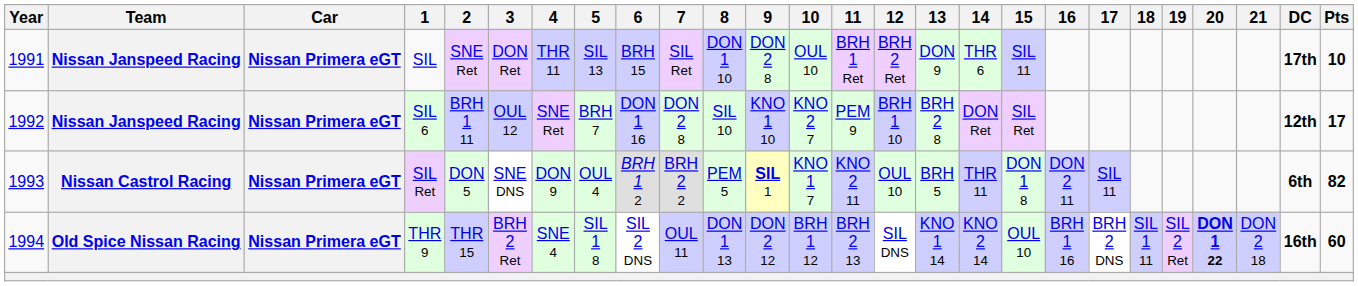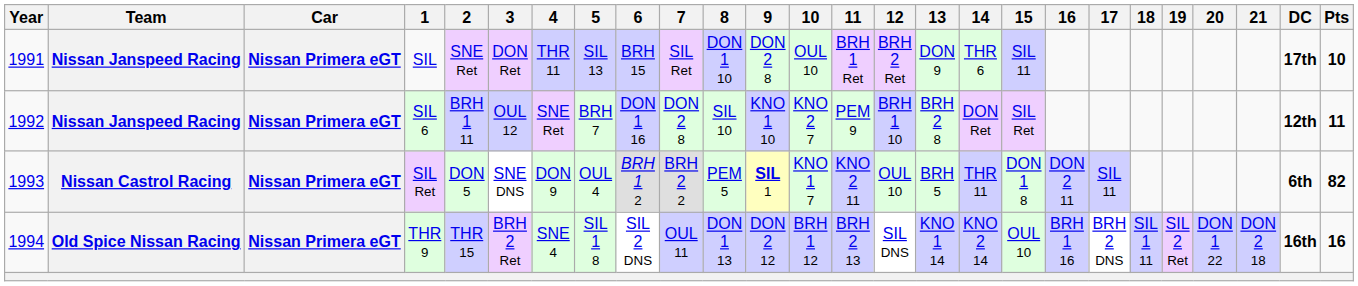(1337, 121) 17 -> (1337, 121) 11
(1215, 242) bold -> (1215, 241) normal
(1337, 242) 60 -> (1337, 242) 16
